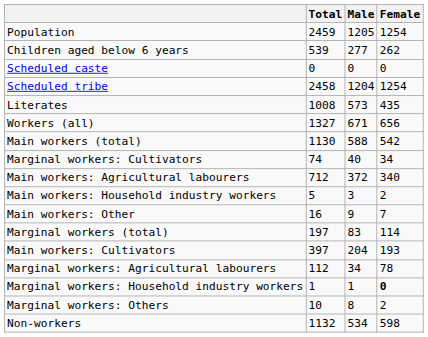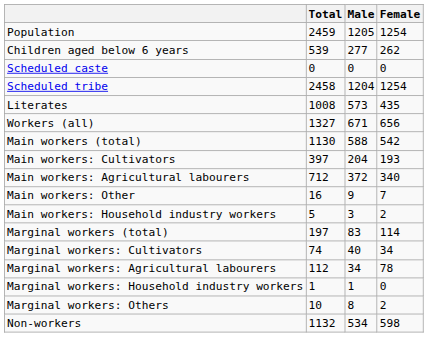rows swapped: (91, 250) <-> (105, 159)
rows swapped: (142, 196) <-> (71, 214)
(383, 287) bold -> (383, 287) normal
